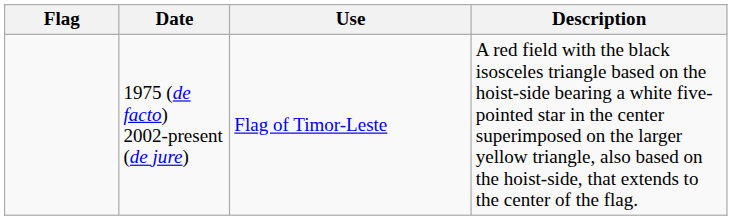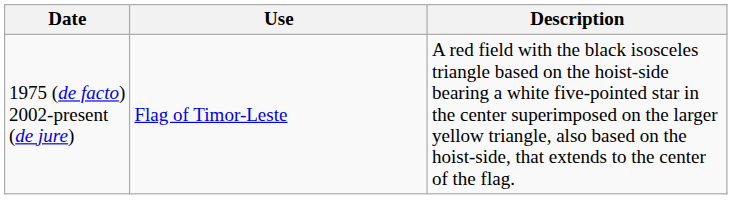- column: (62, 19)
